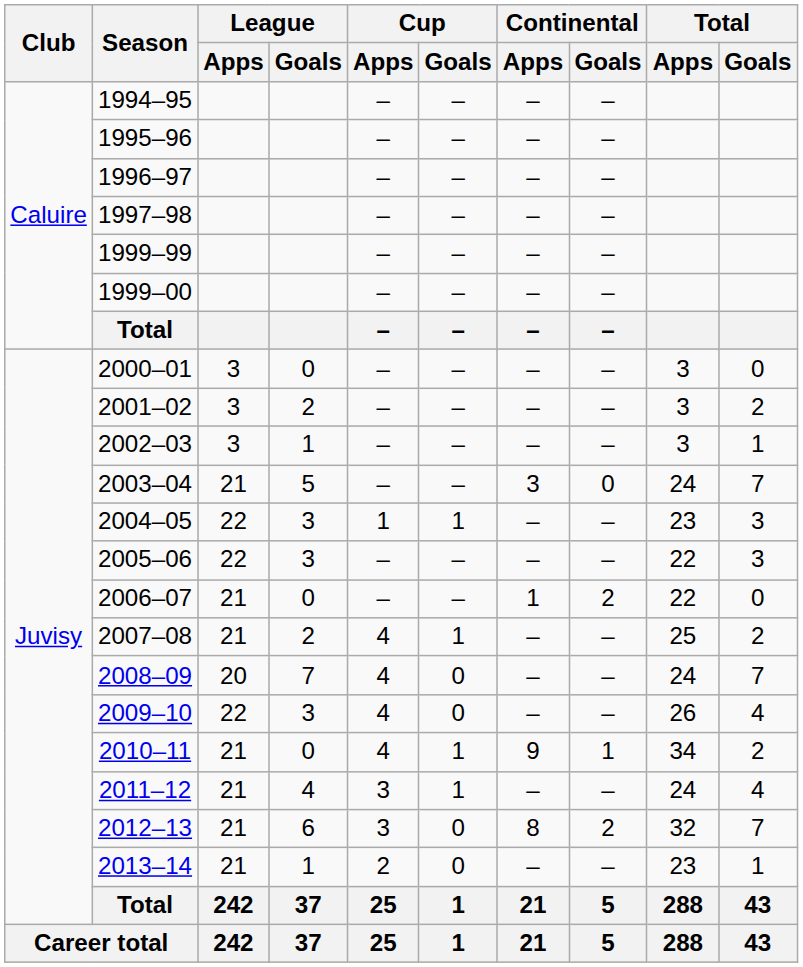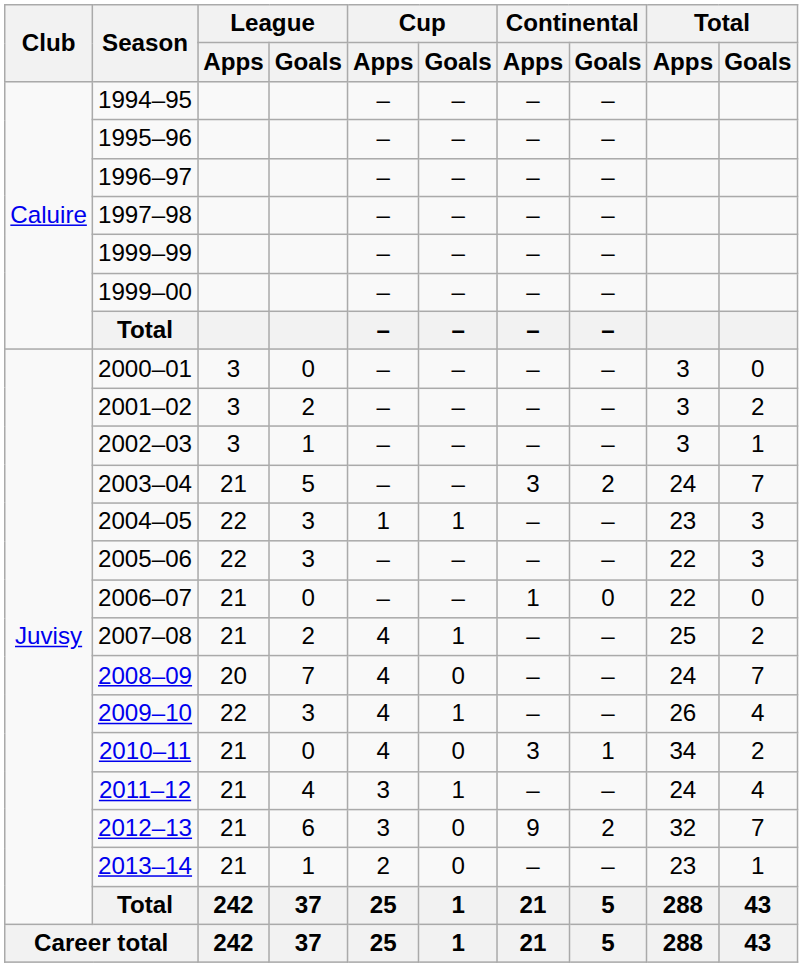(608, 483) 0 -> (608, 483) 2
(608, 598) 2 -> (608, 598) 0
(458, 713) 0 -> (458, 713) 1
(458, 751) 1 -> (458, 751) 0
(533, 751) 9 -> (533, 751) 3
(533, 828) 8 -> (533, 828) 9
